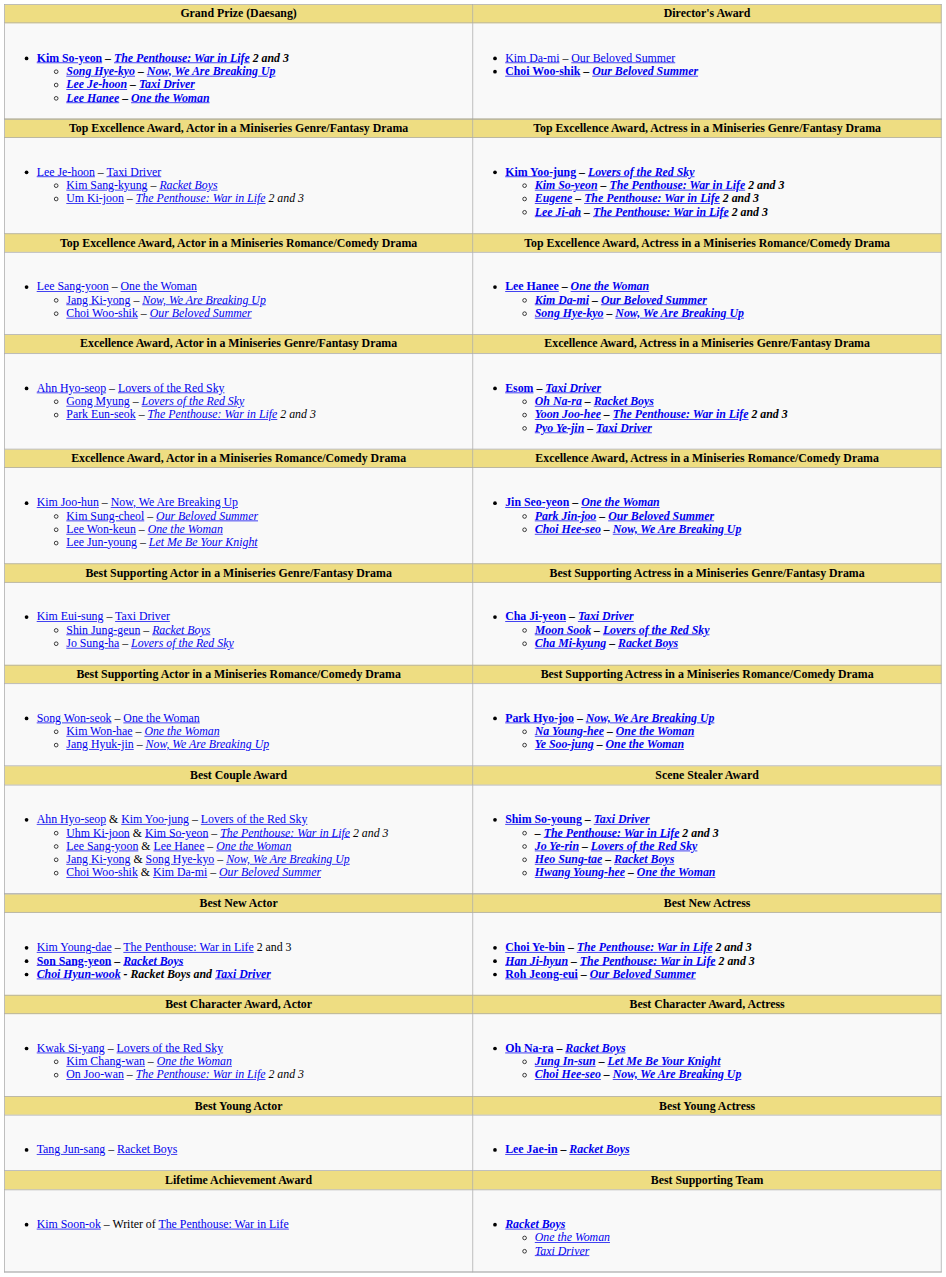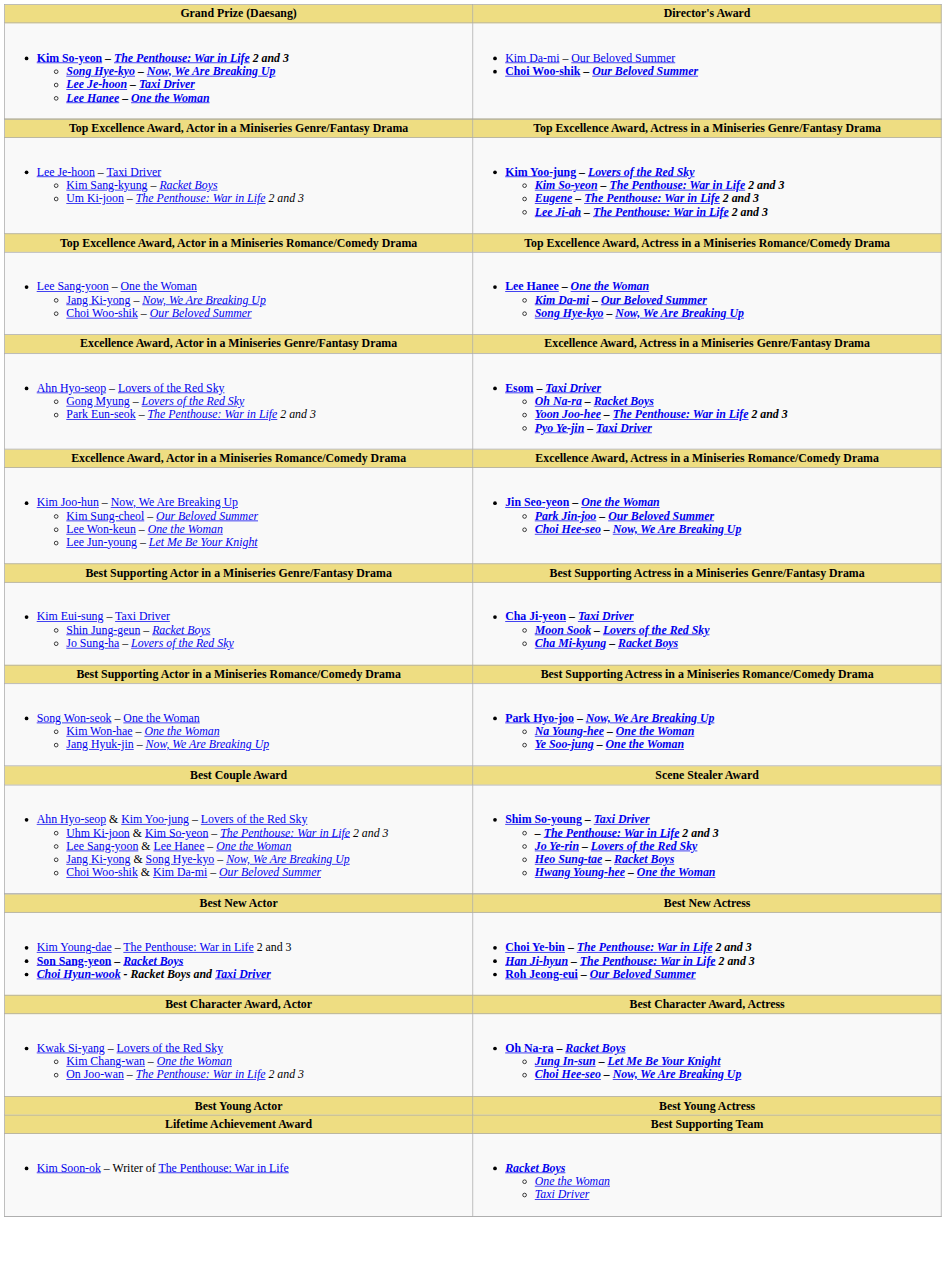- row: (239, 1150)
